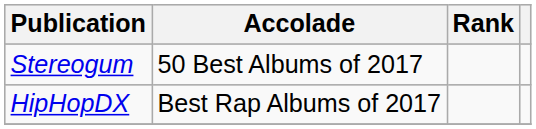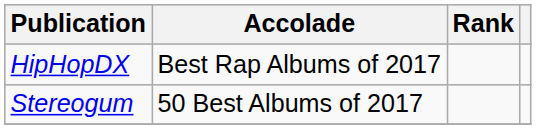rows swapped: (72, 64) <-> (70, 104)
